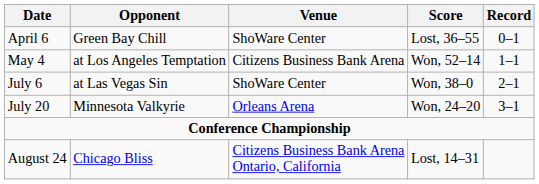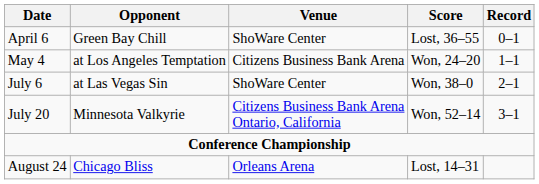(446, 60) Won, 52–14 -> (446, 60) Won, 24–20
(273, 106) Orleans Arena -> (318, 114) Citizens Business Bank Arena Ontario, California
(446, 106) Won, 24–20 -> (446, 114) Won, 52–14
(318, 159) Citizens Business Bank Arena Ontario, California -> (273, 167) Orleans Arena
